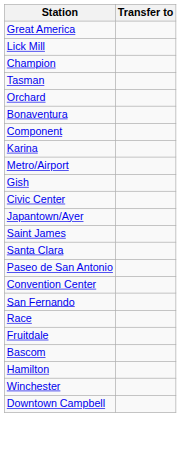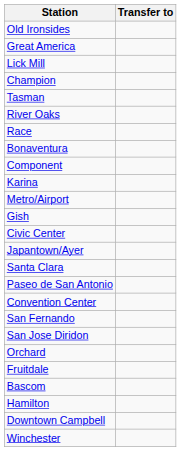+ row: (38, 30)
+ row: (33, 115)
rows swapped: (26, 98) <-> (19, 319)
- row: (36, 234)
+ row: (48, 336)
rows swapped: (56, 404) <-> (34, 387)
